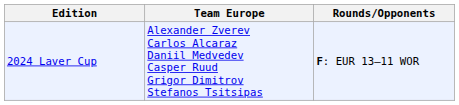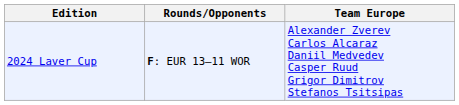columns swapped: (229, 13) <-> (384, 13)
